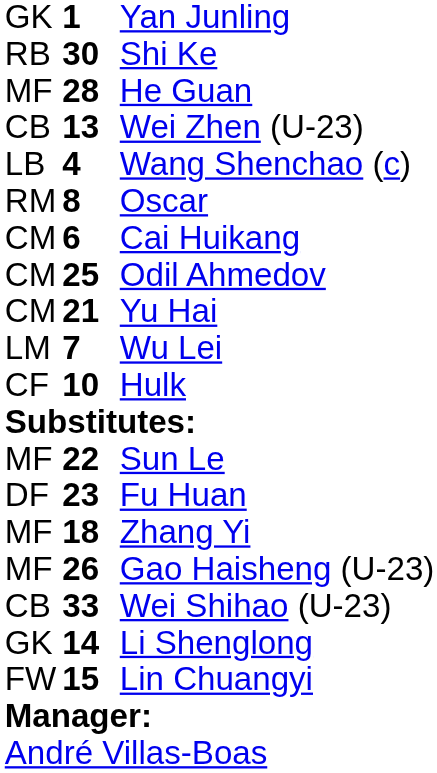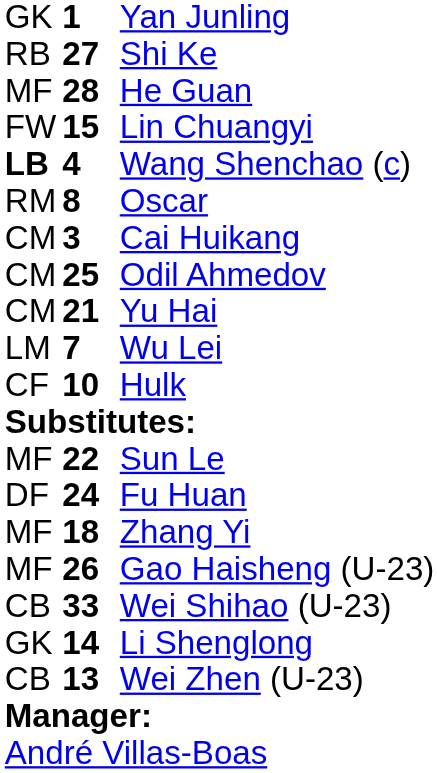(81, 53) 30 -> (81, 53) 27
rows swapped: (242, 127) <-> (216, 679)
(25, 164) normal -> (27, 164) bold
(71, 237) 6 -> (71, 237) 3
(81, 495) 23 -> (81, 495) 24
